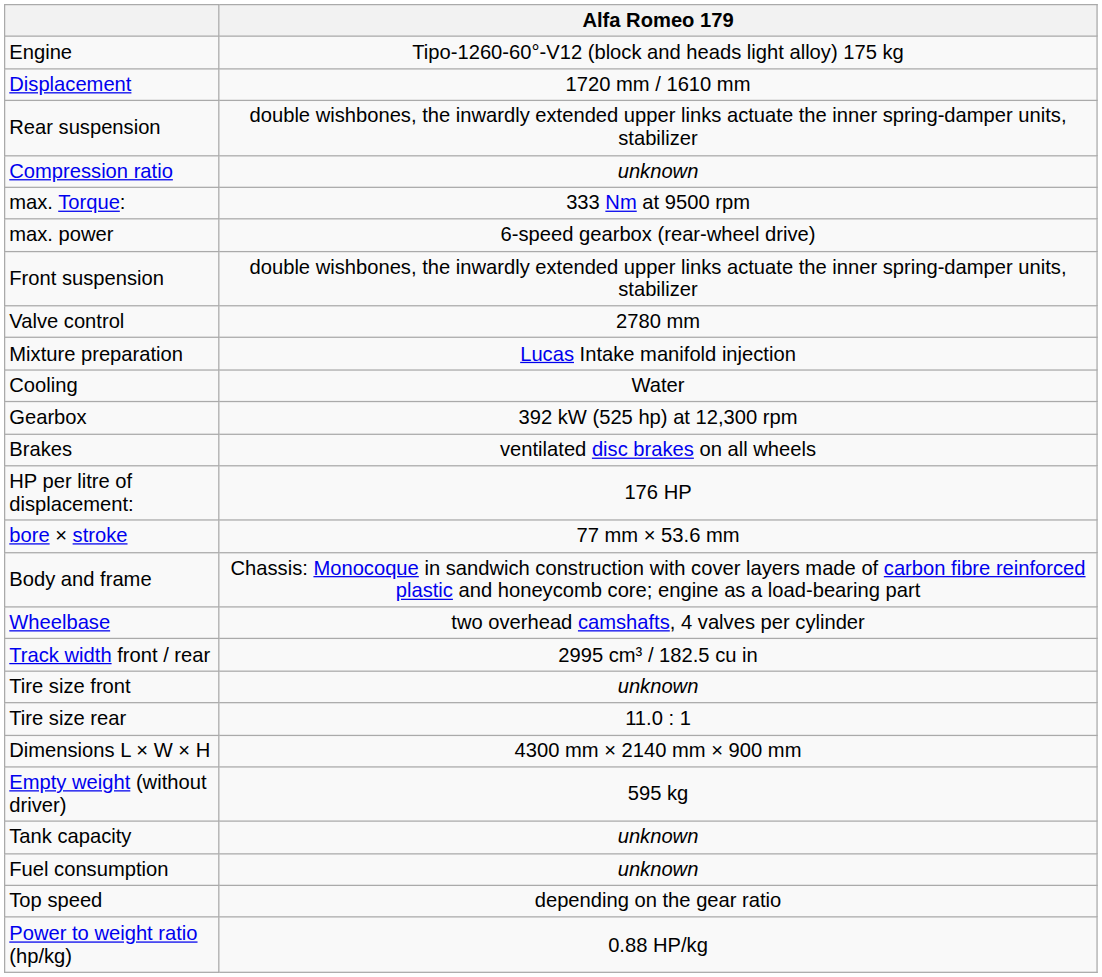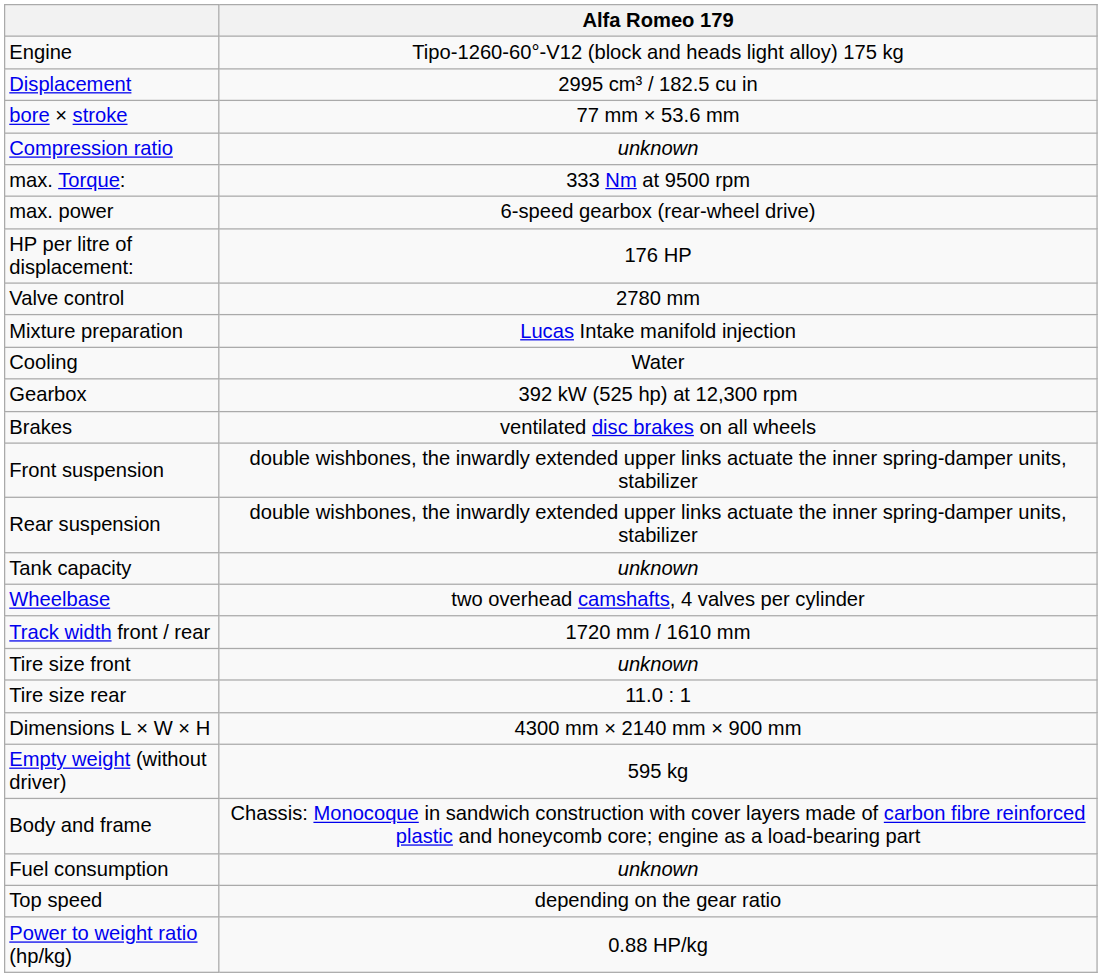(658, 84) 1720 mm / 1610 mm -> (658, 84) 2995 cm³ / 182.5 cu in
rows swapped: (68, 536) <-> (88, 127)
rows swapped: (71, 492) <-> (87, 278)
rows swapped: (80, 579) <-> (70, 837)
(658, 654) 2995 cm³ / 182.5 cu in -> (658, 632) 1720 mm / 1610 mm
